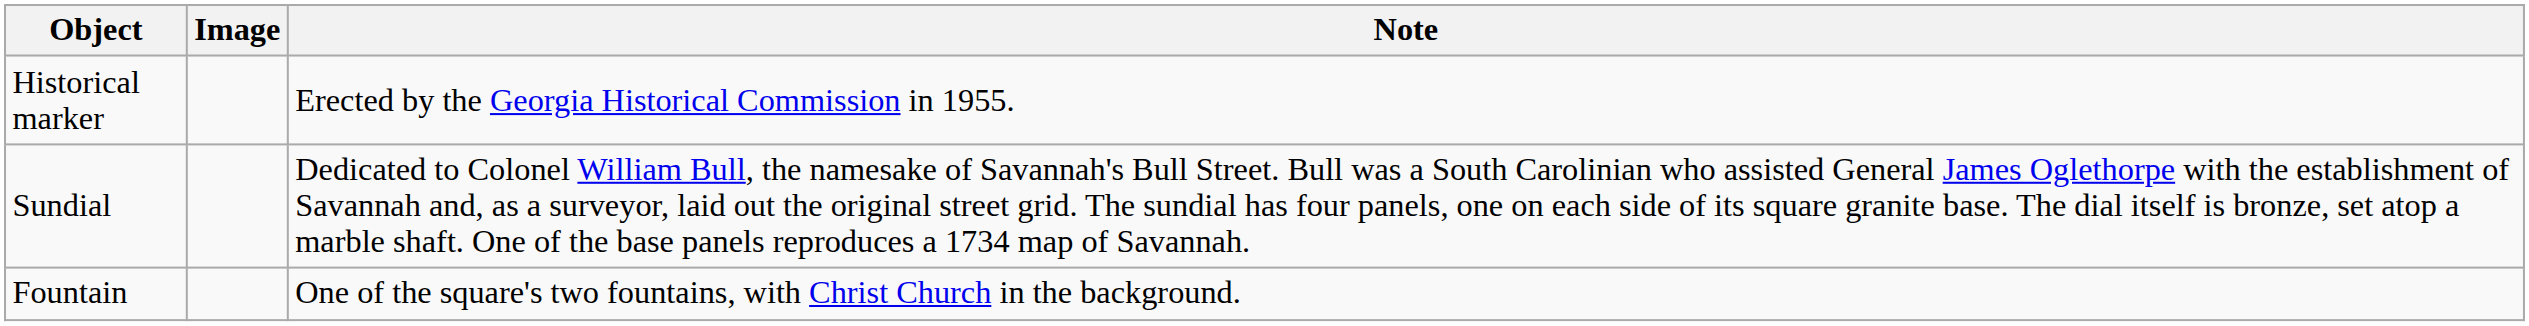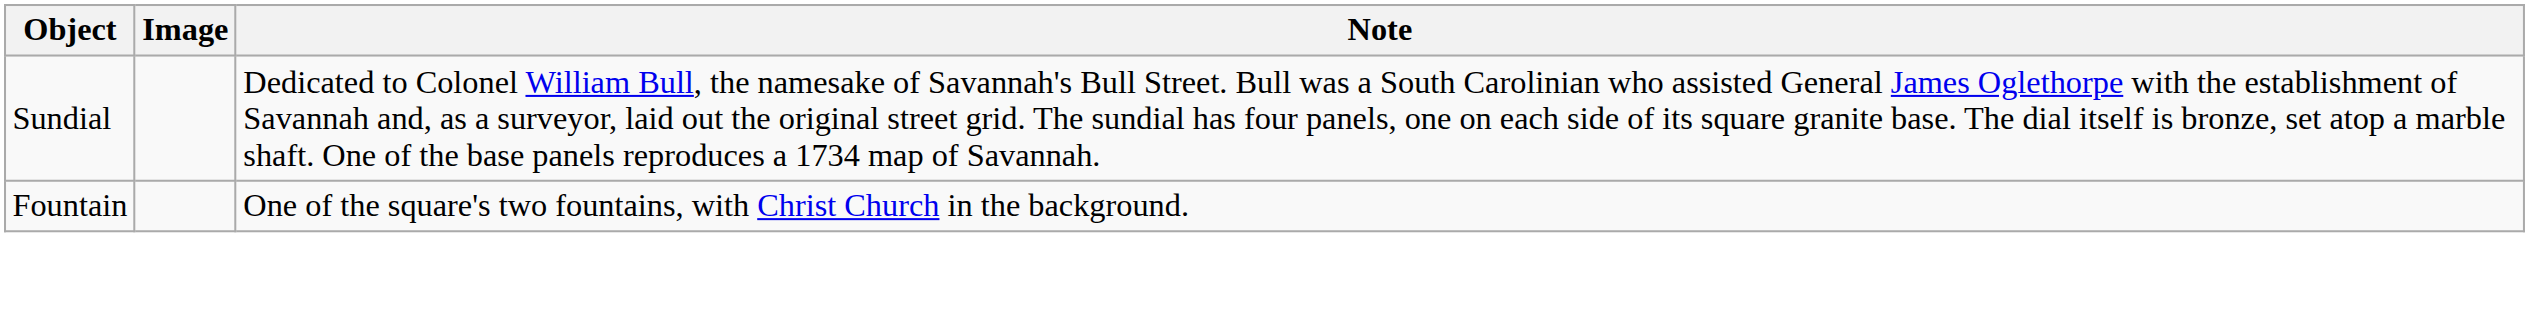- row: (76, 99)
